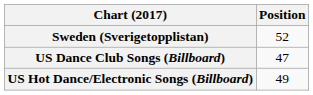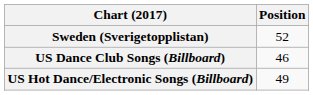(282, 57) 47 -> (282, 57) 46
